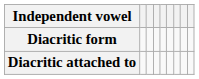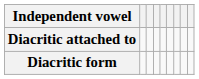rows swapped: (72, 39) <-> (72, 62)
